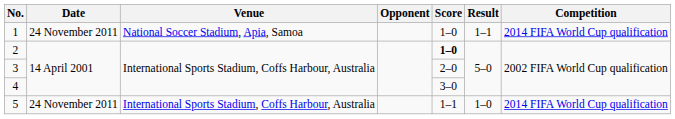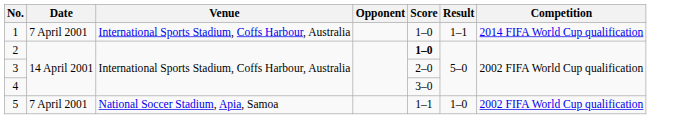(74, 31) 24 November 2011 -> (58, 31) 7 April 2001
(213, 31) National Soccer Stadium, Apia, Samoa -> (224, 31) International Sports Stadium, Coffs Harbour, Australia
(74, 104) 24 November 2011 -> (58, 104) 7 April 2001
(249, 104) International Sports Stadium, Coffs Harbour, Australia -> (189, 104) National Soccer Stadium, Apia, Samoa
(586, 104) 2014 FIFA World Cup qualification -> (561, 104) 2002 FIFA World Cup qualification
